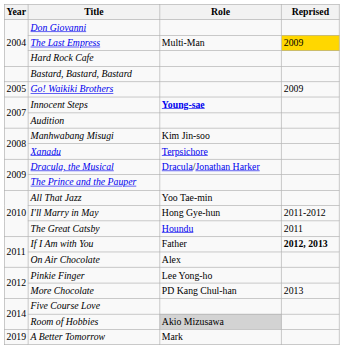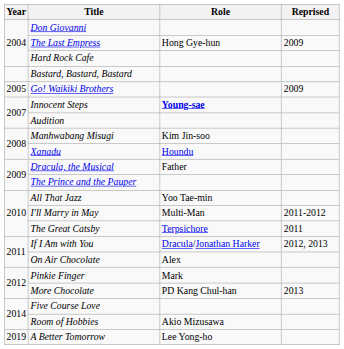(183, 43) Multi-Man -> (191, 43) Hong Gye-hun
(294, 43) gold background -> (294, 43) no background
(185, 151) Terpsichore -> (178, 151) Houndu
(211, 167) Dracula/Jonathan Harker -> (174, 167) Father
(191, 213) Hong Gye-hun -> (183, 213) Multi-Man
(178, 228) Houndu -> (185, 228) Terpsichore
(174, 244) Father -> (211, 244) Dracula/Jonathan Harker
(306, 244) bold -> (306, 244) normal
(187, 275) Lee Yong-ho -> (172, 275) Mark
(193, 321) lightgrey background -> (193, 321) no background
(172, 337) Mark -> (187, 337) Lee Yong-ho
